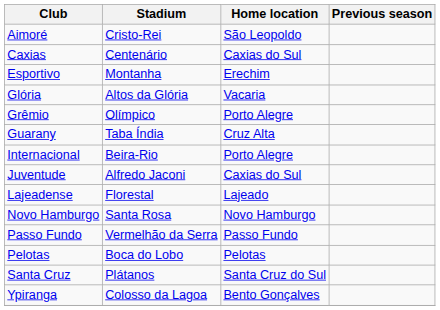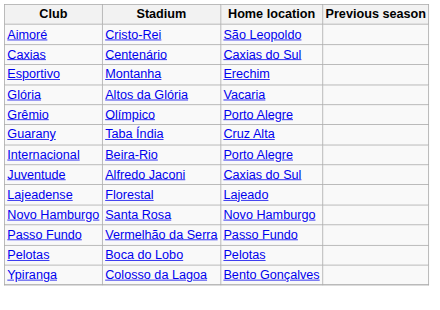- row: (39, 275)
